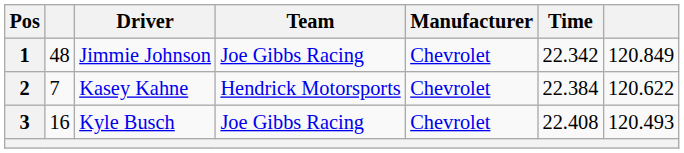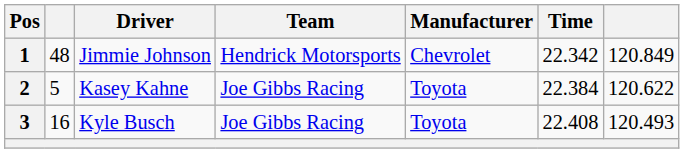(292, 55) Joe Gibbs Racing -> (311, 55) Hendrick Motorsports
(54, 88) 7 -> (54, 88) 5
(311, 88) Hendrick Motorsports -> (292, 88) Joe Gibbs Racing
(450, 88) Chevrolet -> (438, 88) Toyota
(450, 122) Chevrolet -> (438, 122) Toyota
